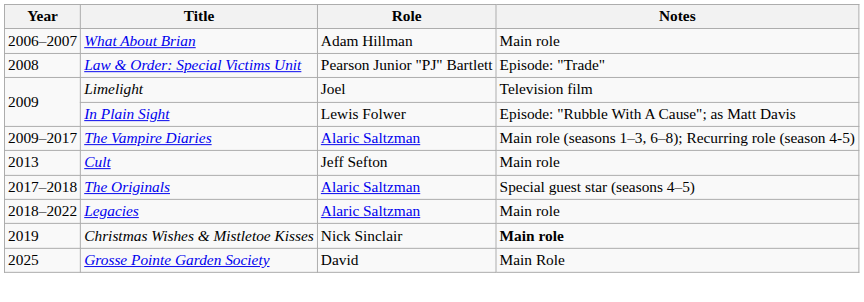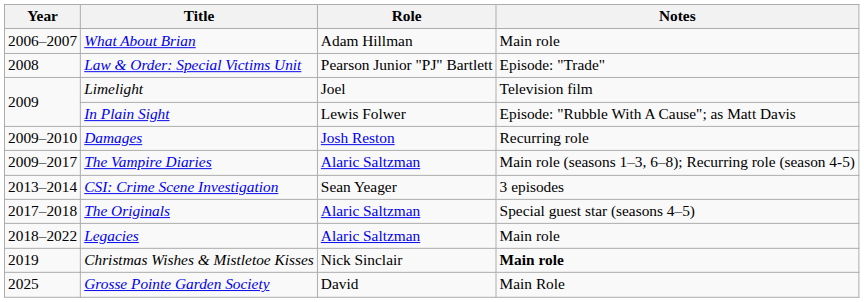+ row: (113, 138)
- row: (97, 162)
+ row: (181, 187)
